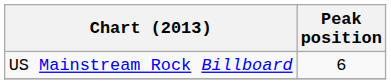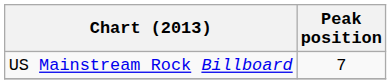(341, 65) 6 -> (341, 65) 7
